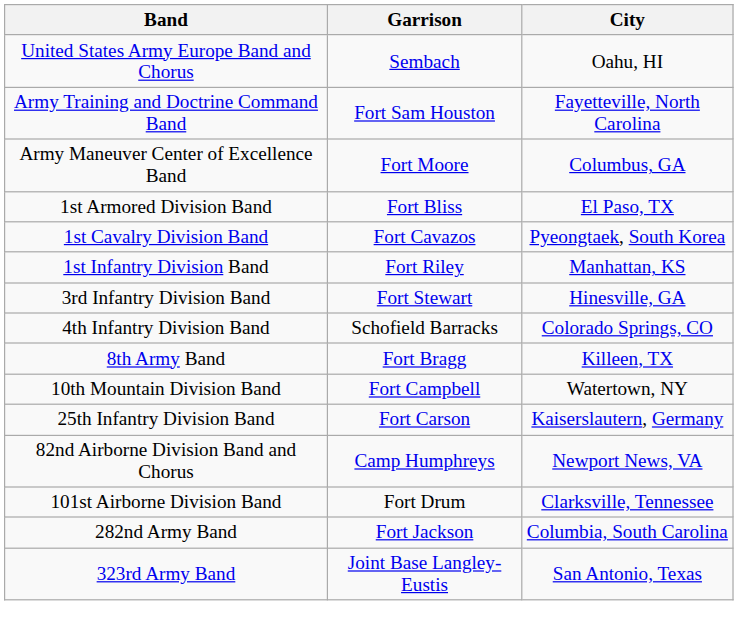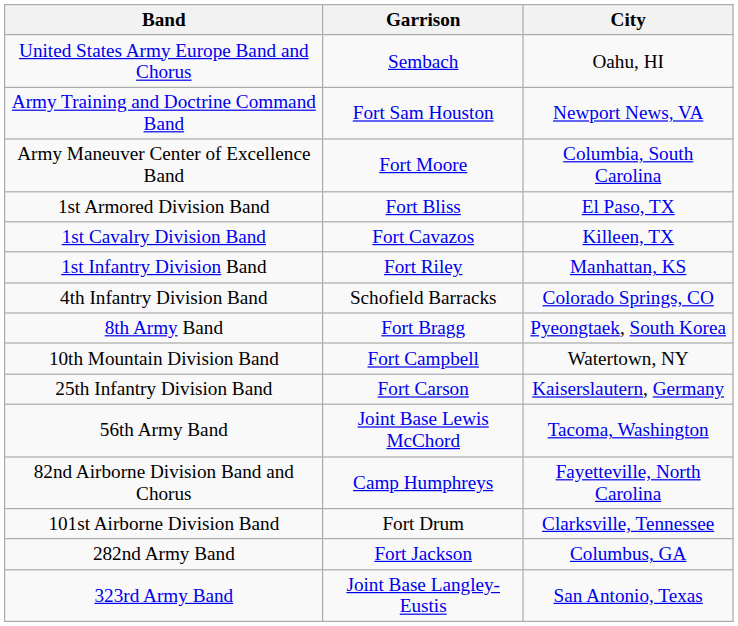(627, 113) Fayetteville, North Carolina -> (628, 113) Newport News, VA
(627, 165) Columbus, GA -> (628, 165) Columbia, South Carolina
(627, 236) Pyeongtaek, South Korea -> (628, 236) Killeen, TX
- row: (166, 297)
(627, 358) Killeen, TX -> (628, 328) Pyeongtaek, South Korea
+ row: (164, 430)
(627, 460) Newport News, VA -> (628, 482) Fayetteville, North Carolina
(627, 532) Columbia, South Carolina -> (628, 554) Columbus, GA
